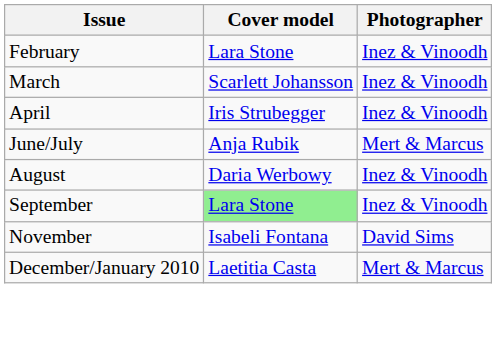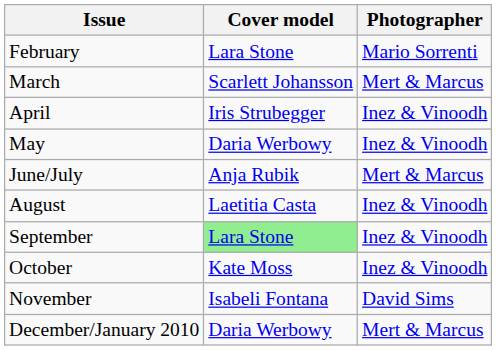(425, 50) Inez & Vinoodh -> (420, 50) Mario Sorrenti
(425, 81) Inez & Vinoodh -> (423, 81) Mert & Marcus
+ row: (27, 143)
(270, 174) Daria Werbowy -> (262, 205) Laetitia Casta
+ row: (41, 267)
(262, 267) Laetitia Casta -> (270, 329) Daria Werbowy
